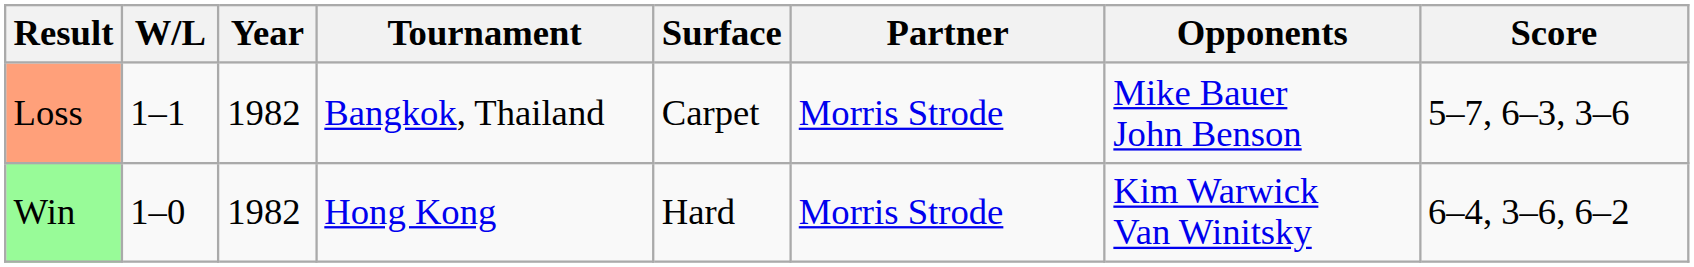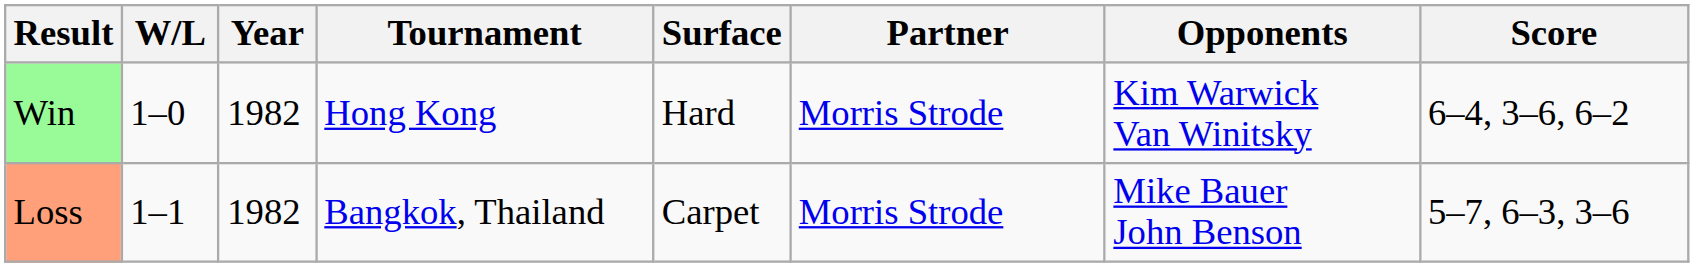rows swapped: (44, 211) <-> (48, 112)
